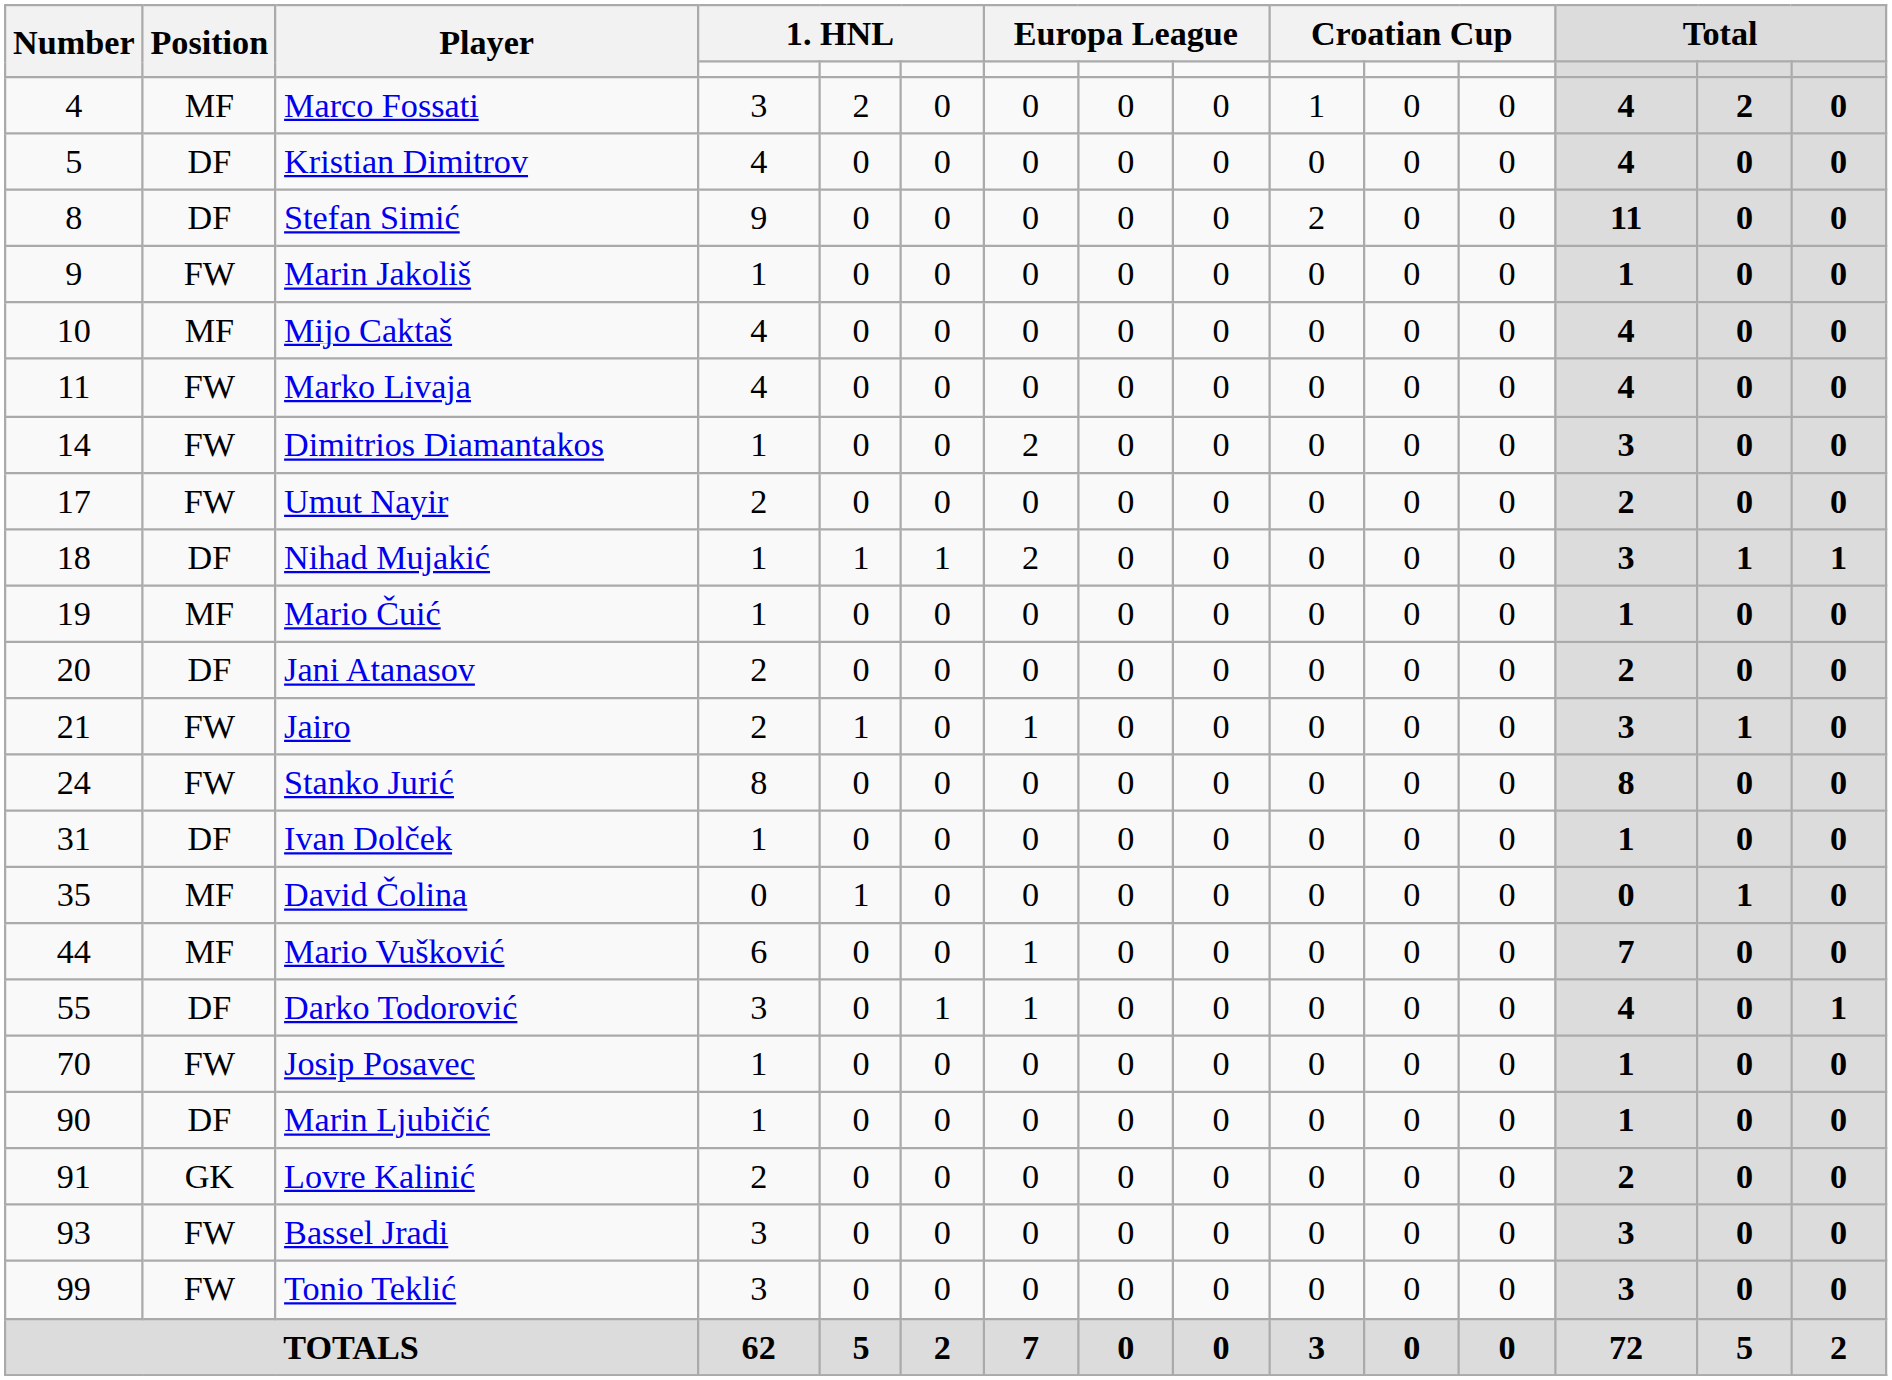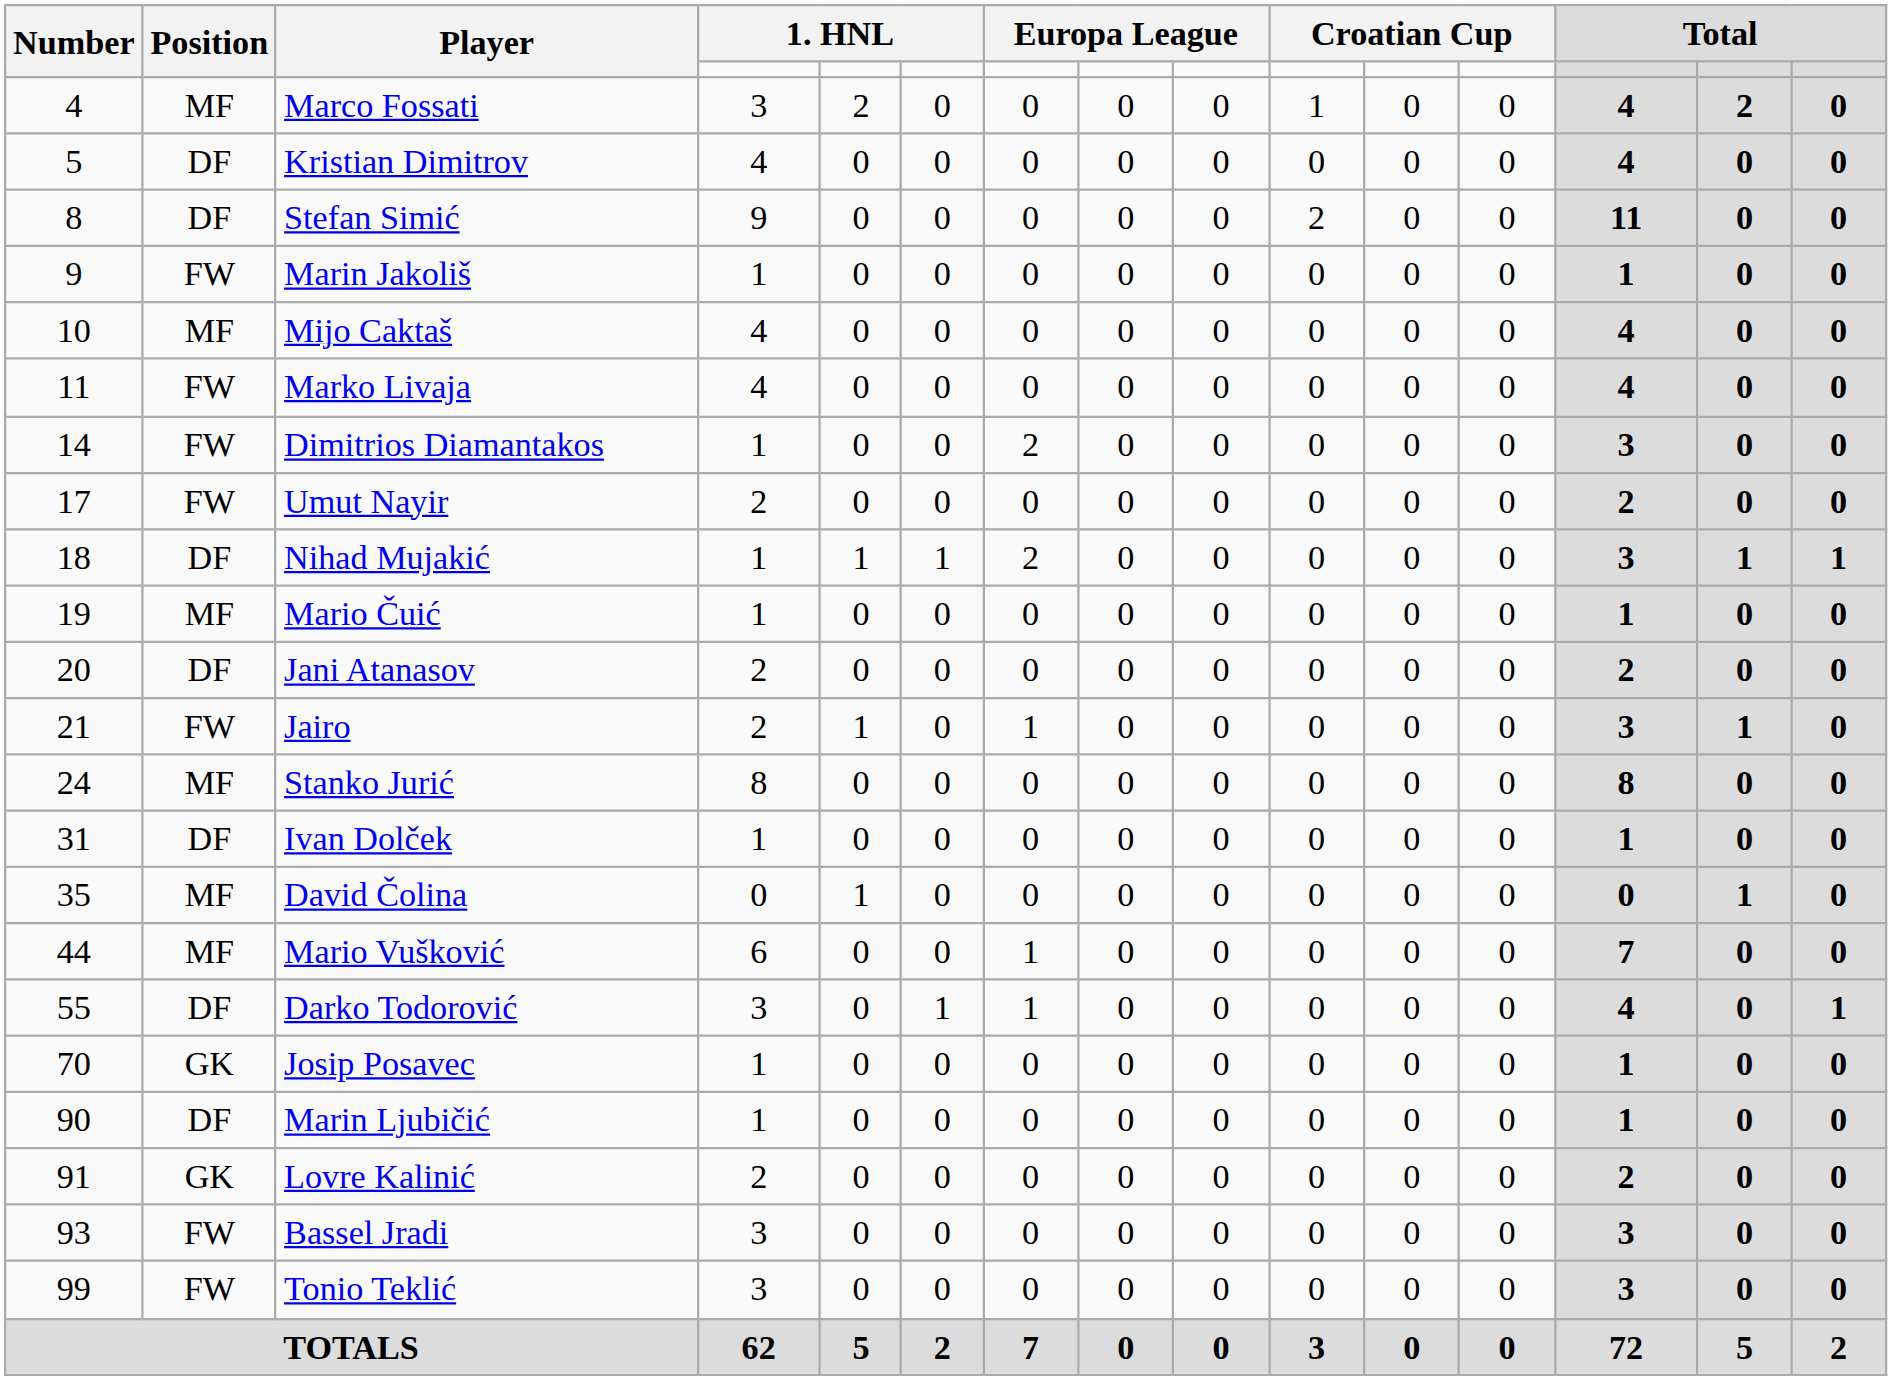(209, 781) FW -> (209, 781) MF
(209, 1063) FW -> (209, 1063) GK
